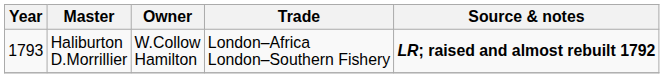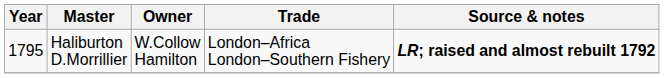(26, 51) 1793 -> (26, 51) 1795
